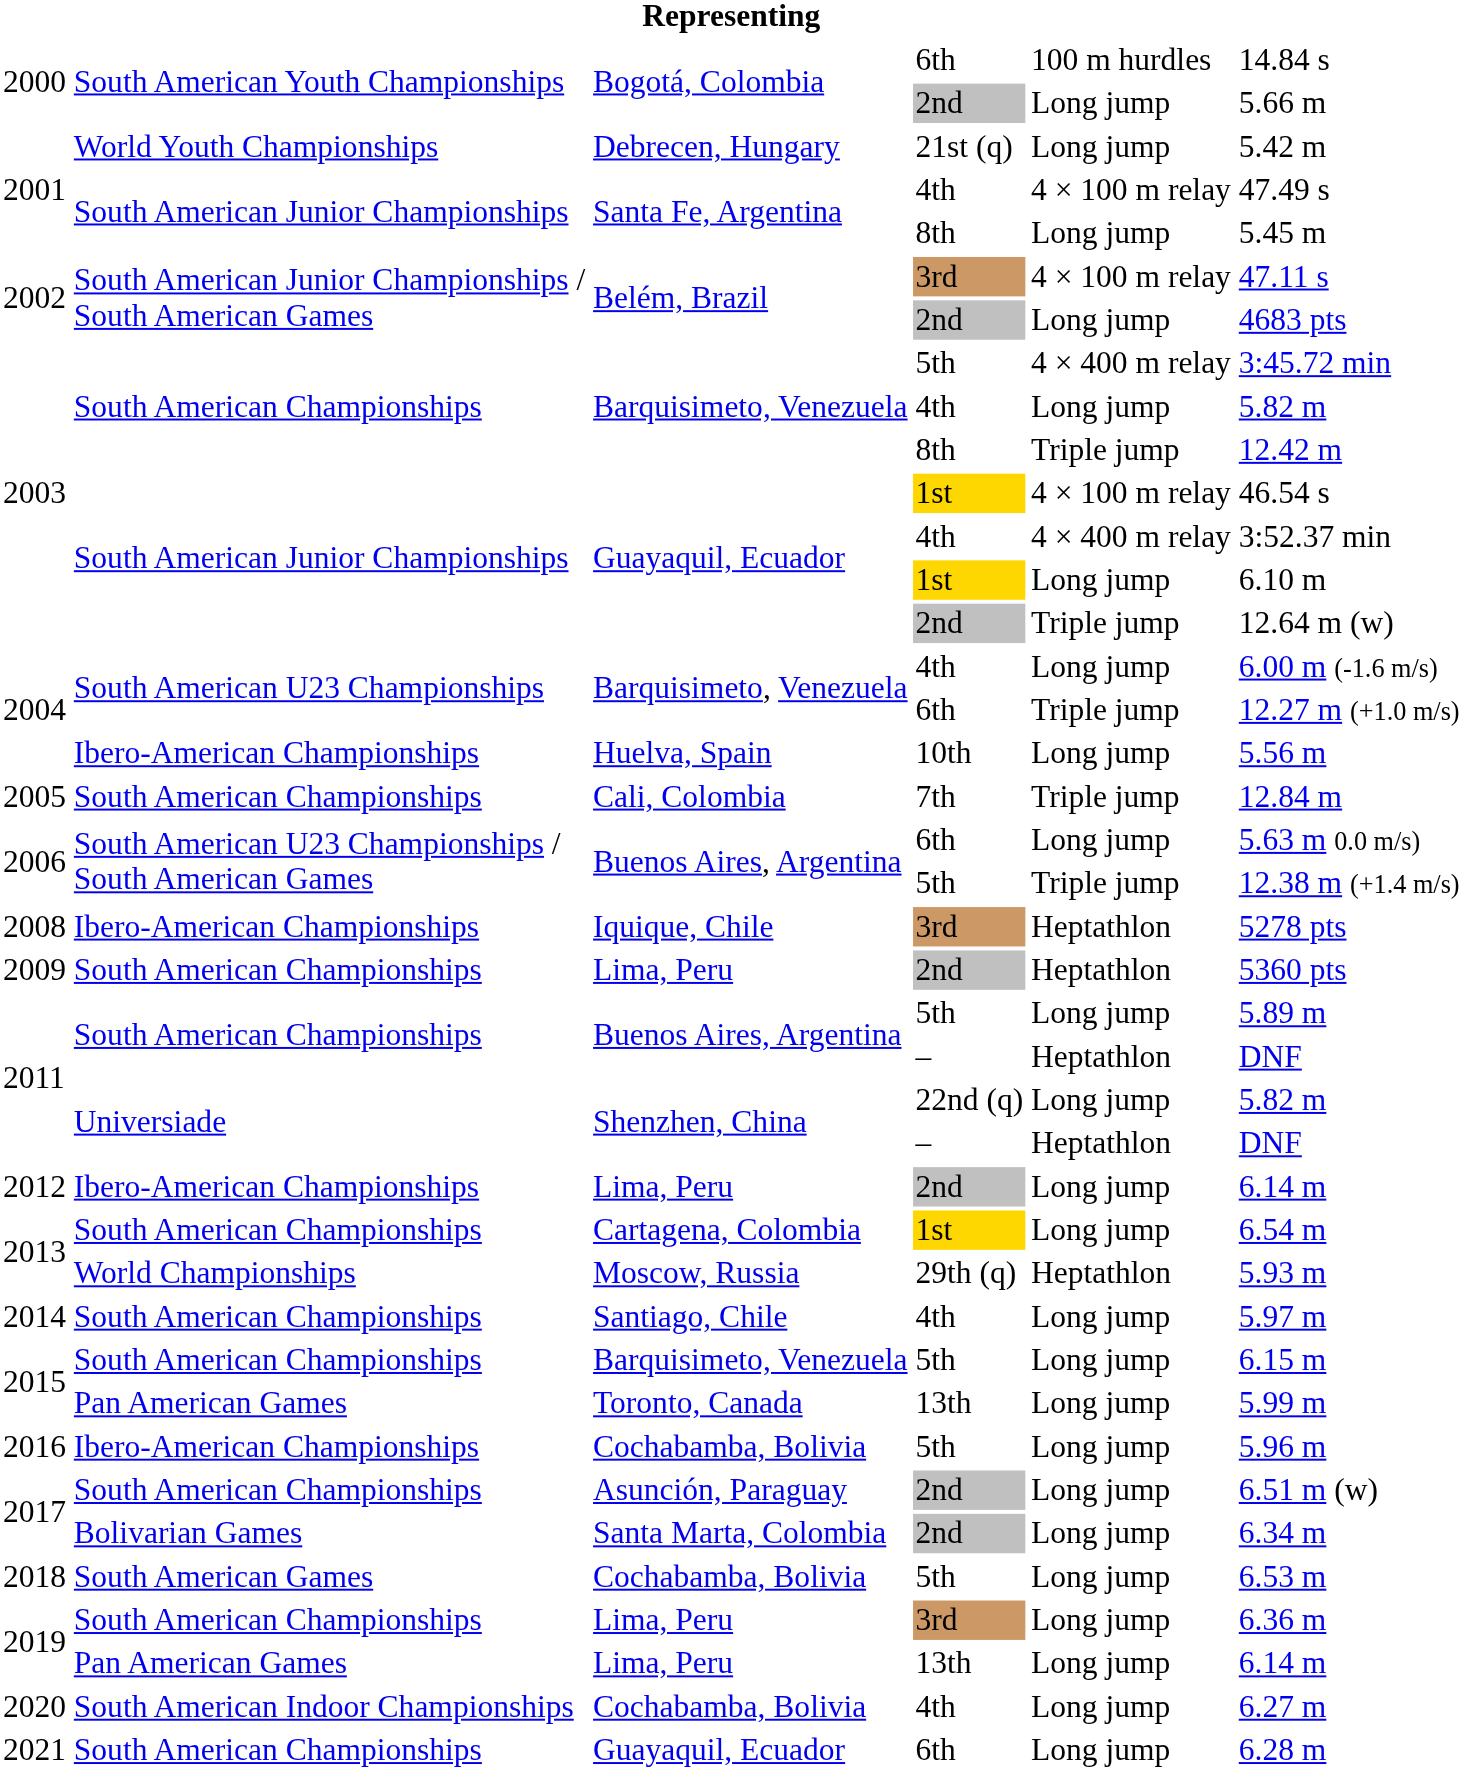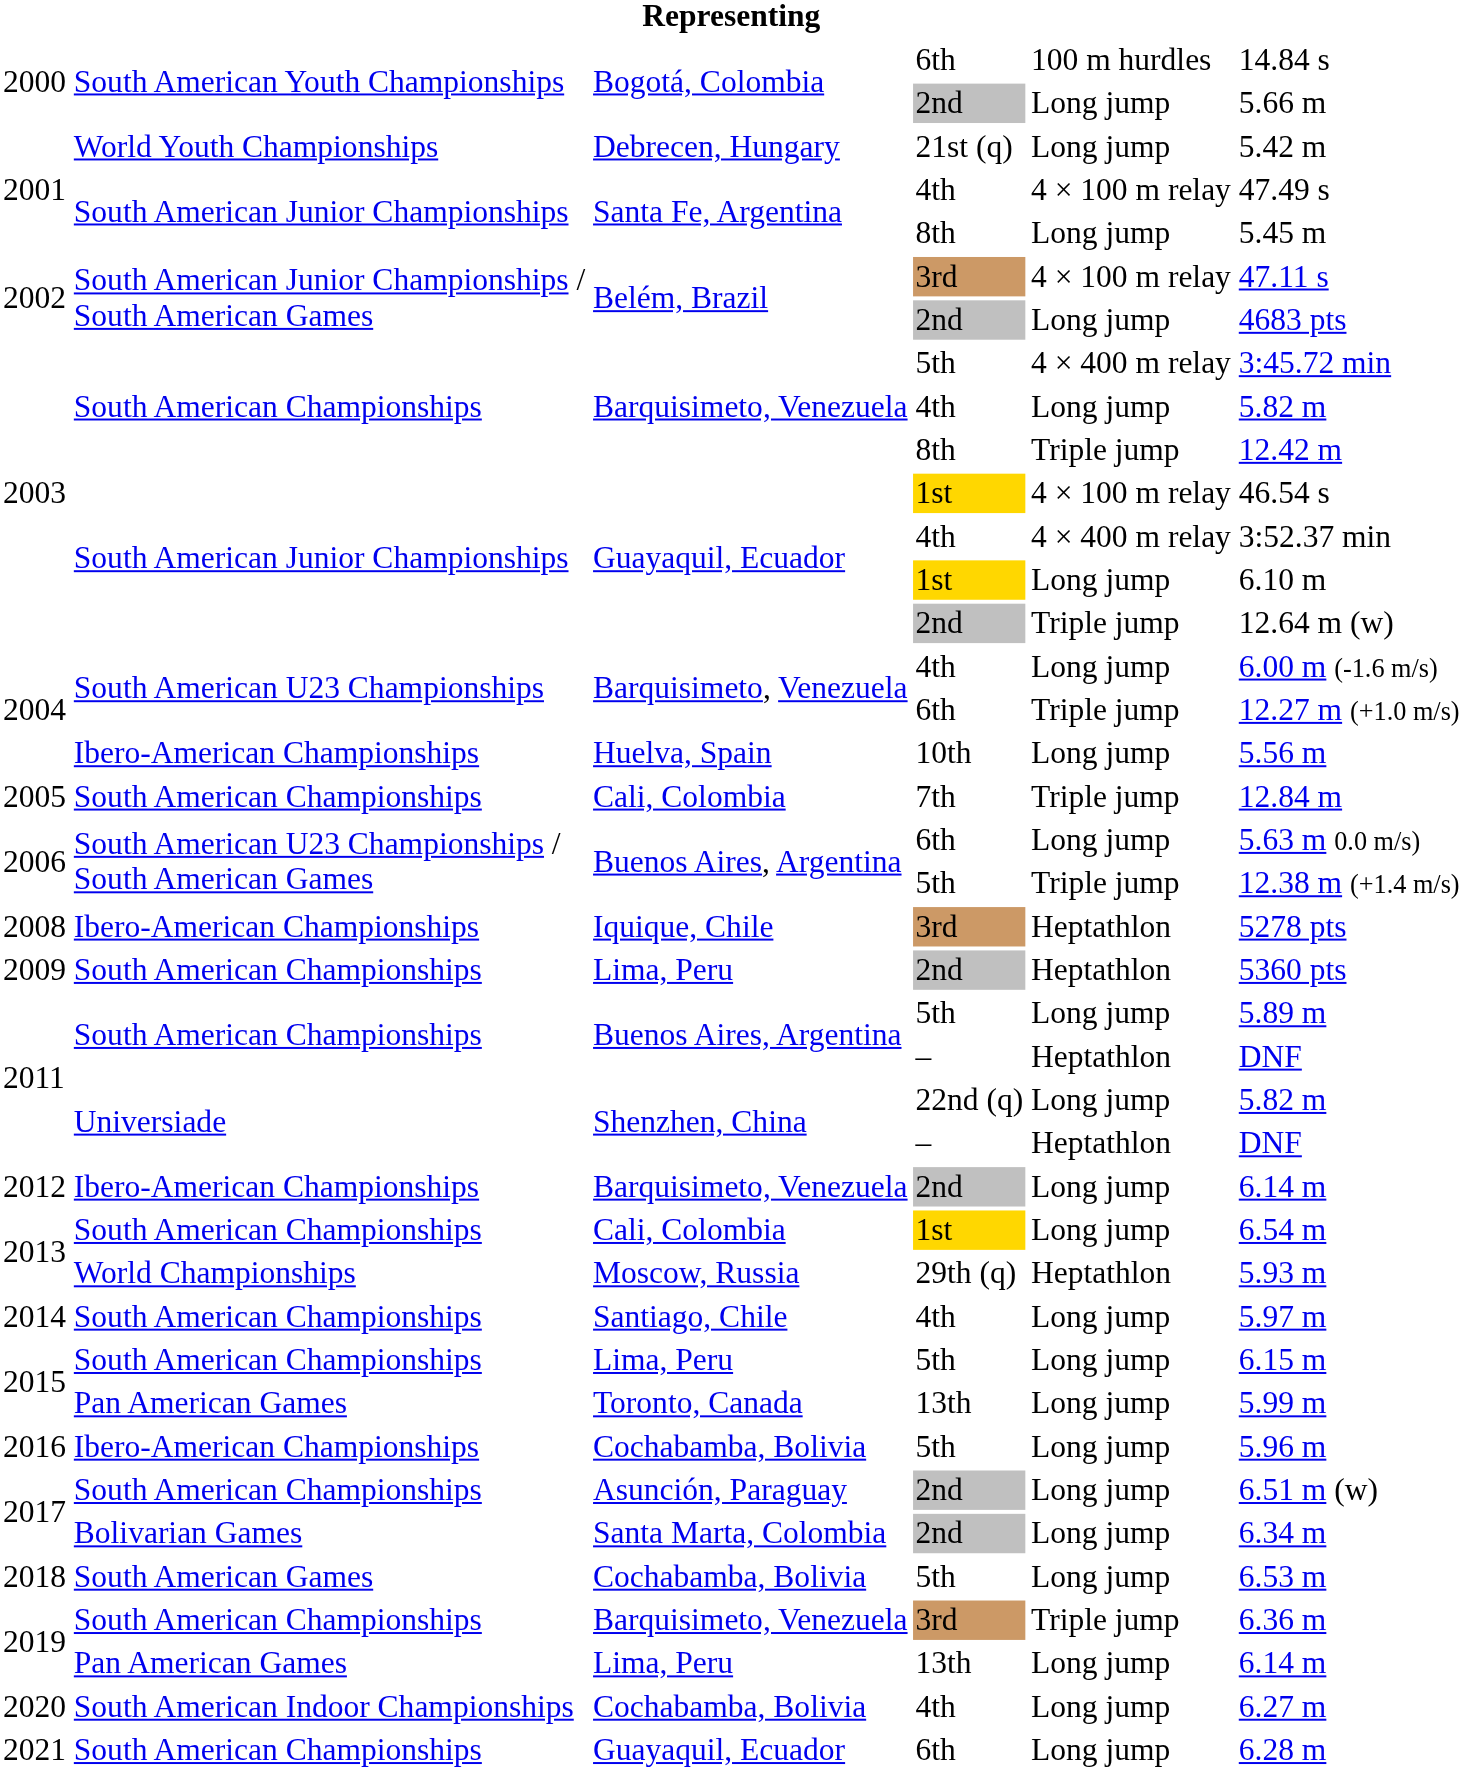(663, 1186) Lima, Peru -> (750, 1186) Barquisimeto, Venezuela
(727, 1229) Cartagena, Colombia -> (689, 1229) Cali, Colombia
(750, 1359) Barquisimeto, Venezuela -> (663, 1359) Lima, Peru
(663, 1619) Lima, Peru -> (750, 1619) Barquisimeto, Venezuela
(1101, 1619) Long jump -> (1105, 1619) Triple jump
